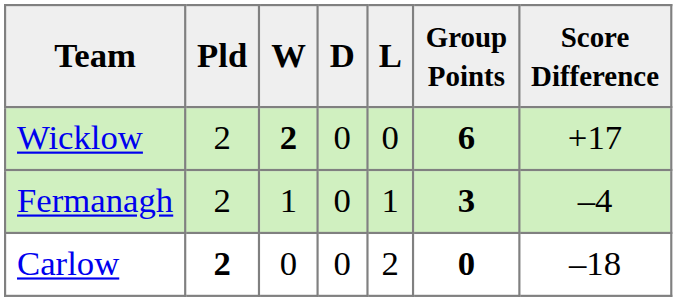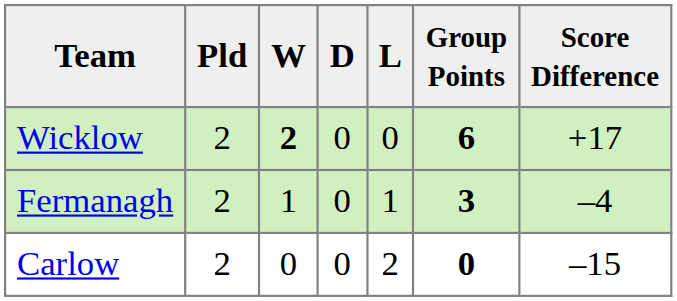(222, 263) bold -> (222, 263) normal
(595, 263) –18 -> (595, 263) –15
